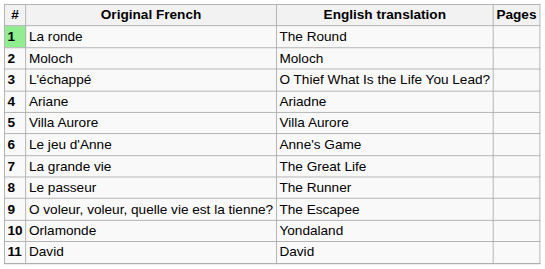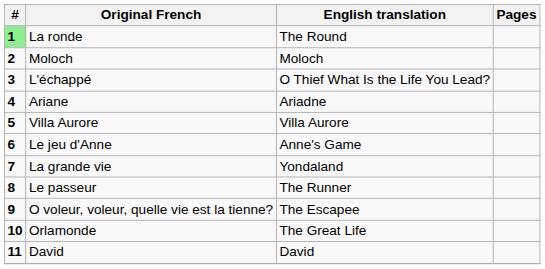(323, 166) The Great Life -> (311, 166) Yondaland
(311, 230) Yondaland -> (323, 230) The Great Life
